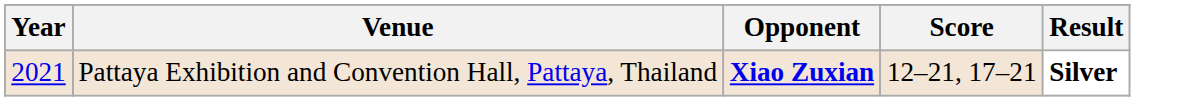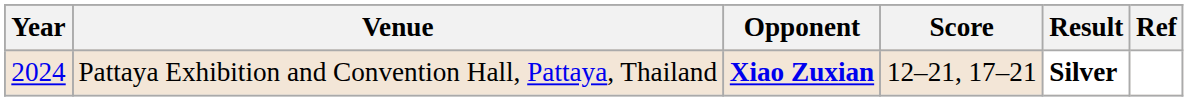+ column: (1157, 27)
(39, 72) 2021 -> (39, 72) 2024
